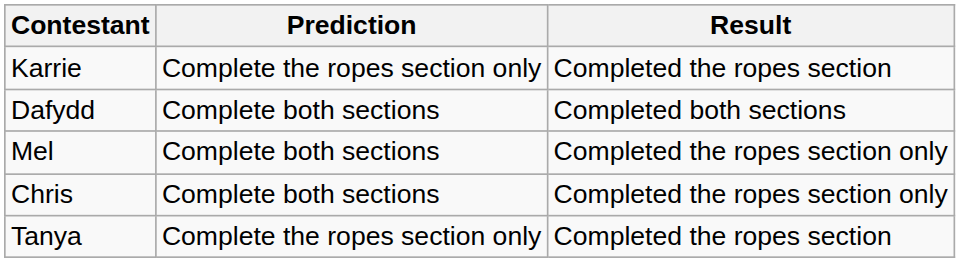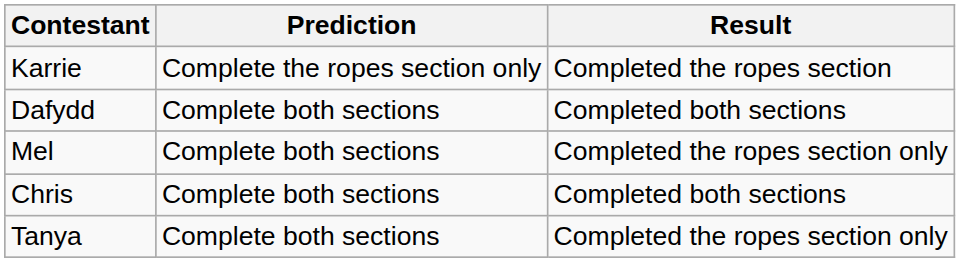(751, 194) Completed the ropes section only -> (700, 194) Completed both sections
(352, 236) Complete the ropes section only -> (301, 236) Complete both sections
(723, 236) Completed the ropes section -> (751, 236) Completed the ropes section only
